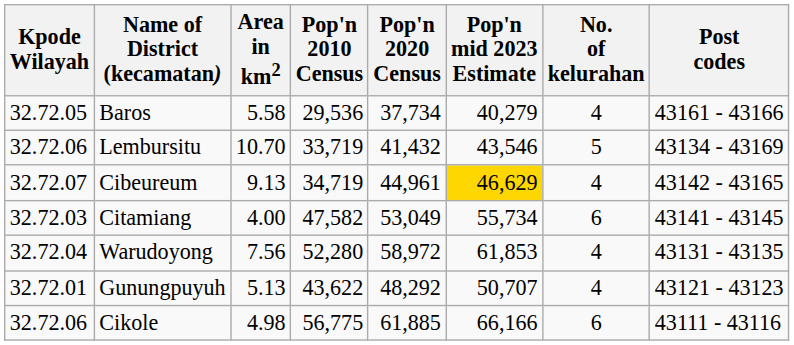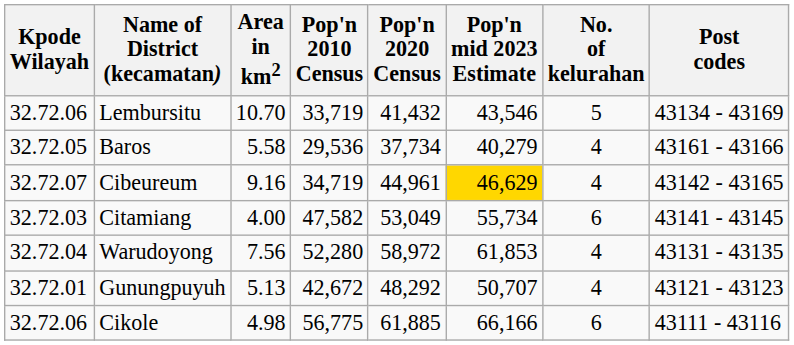rows swapped: (125, 112) <-> (150, 147)
(266, 182) 9.13 -> (266, 182) 9.16
(333, 287) 43,622 -> (333, 287) 42,672
